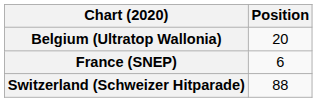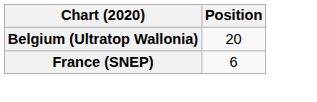- row: (126, 85)
